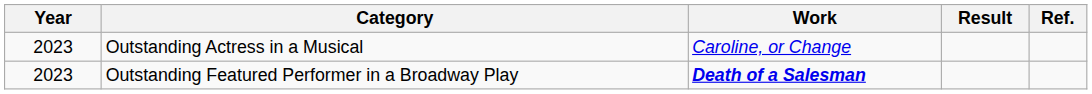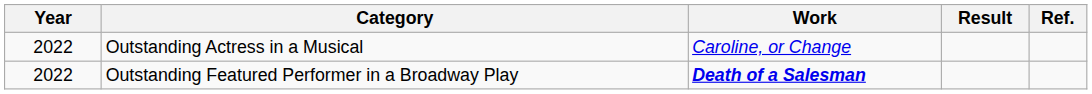(53, 46) 2023 -> (53, 46) 2022
(53, 74) 2023 -> (53, 74) 2022
